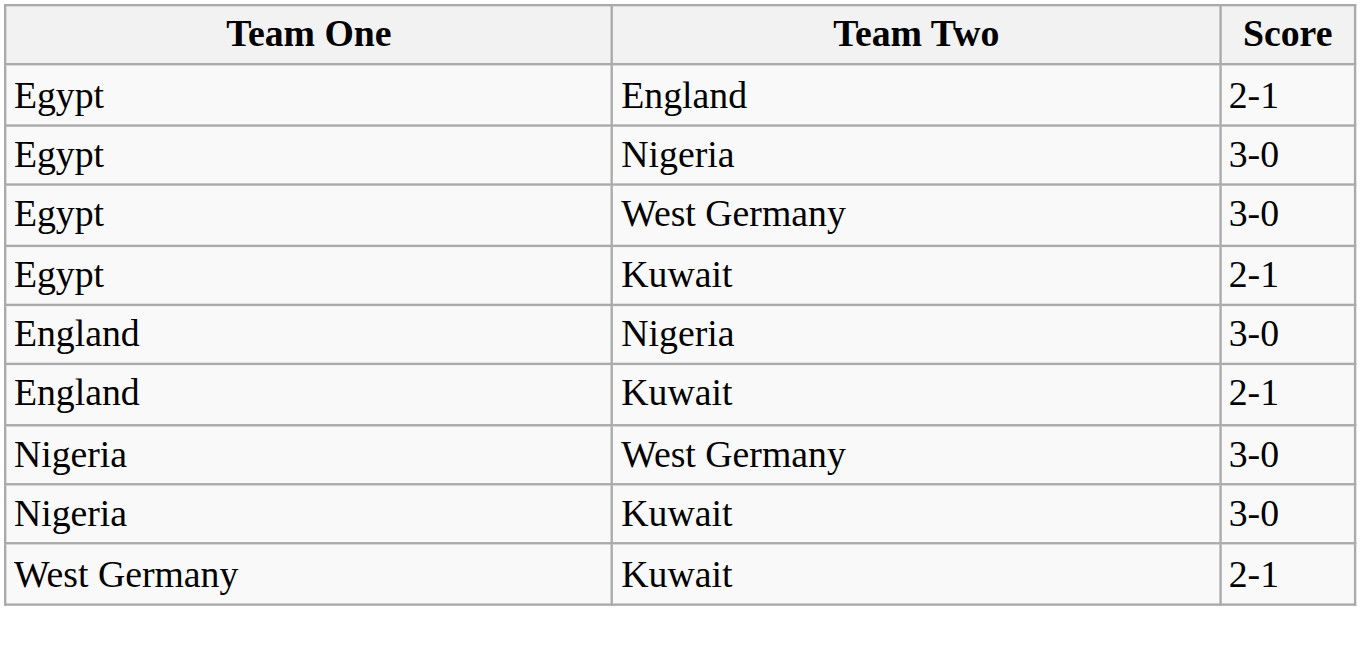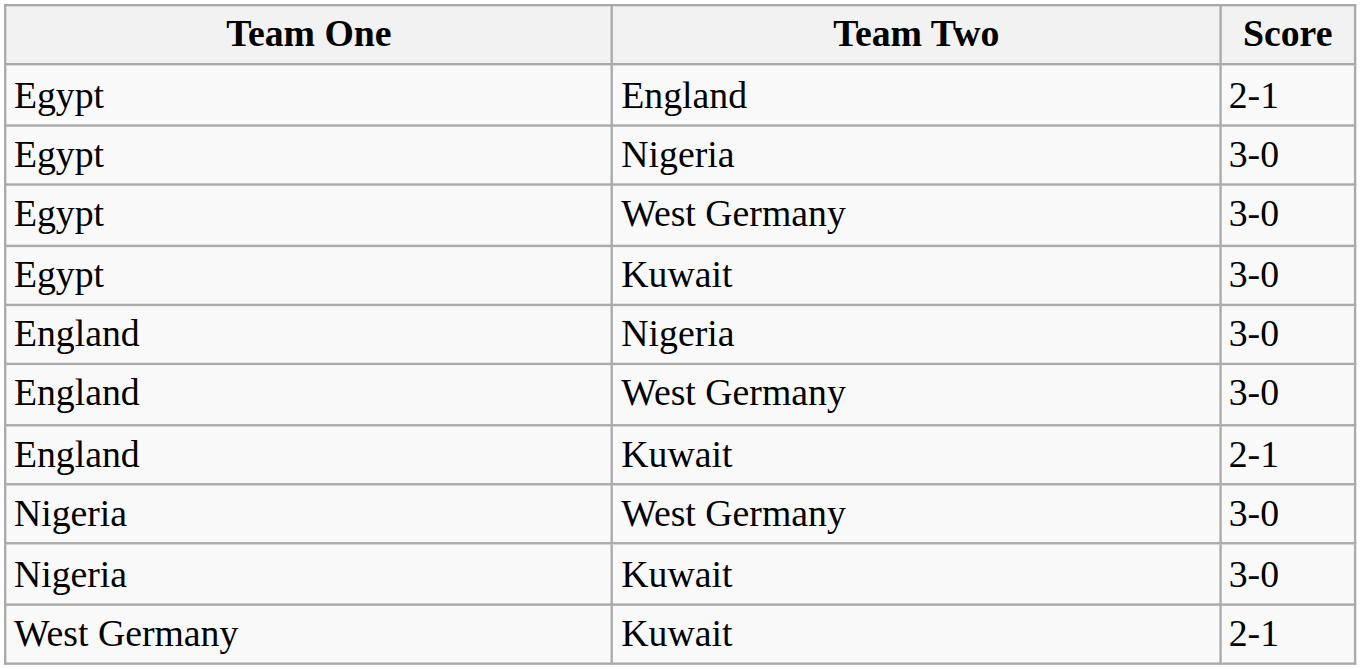(1254, 273) 2-1 -> (1254, 273) 3-0
+ row: (77, 393)
